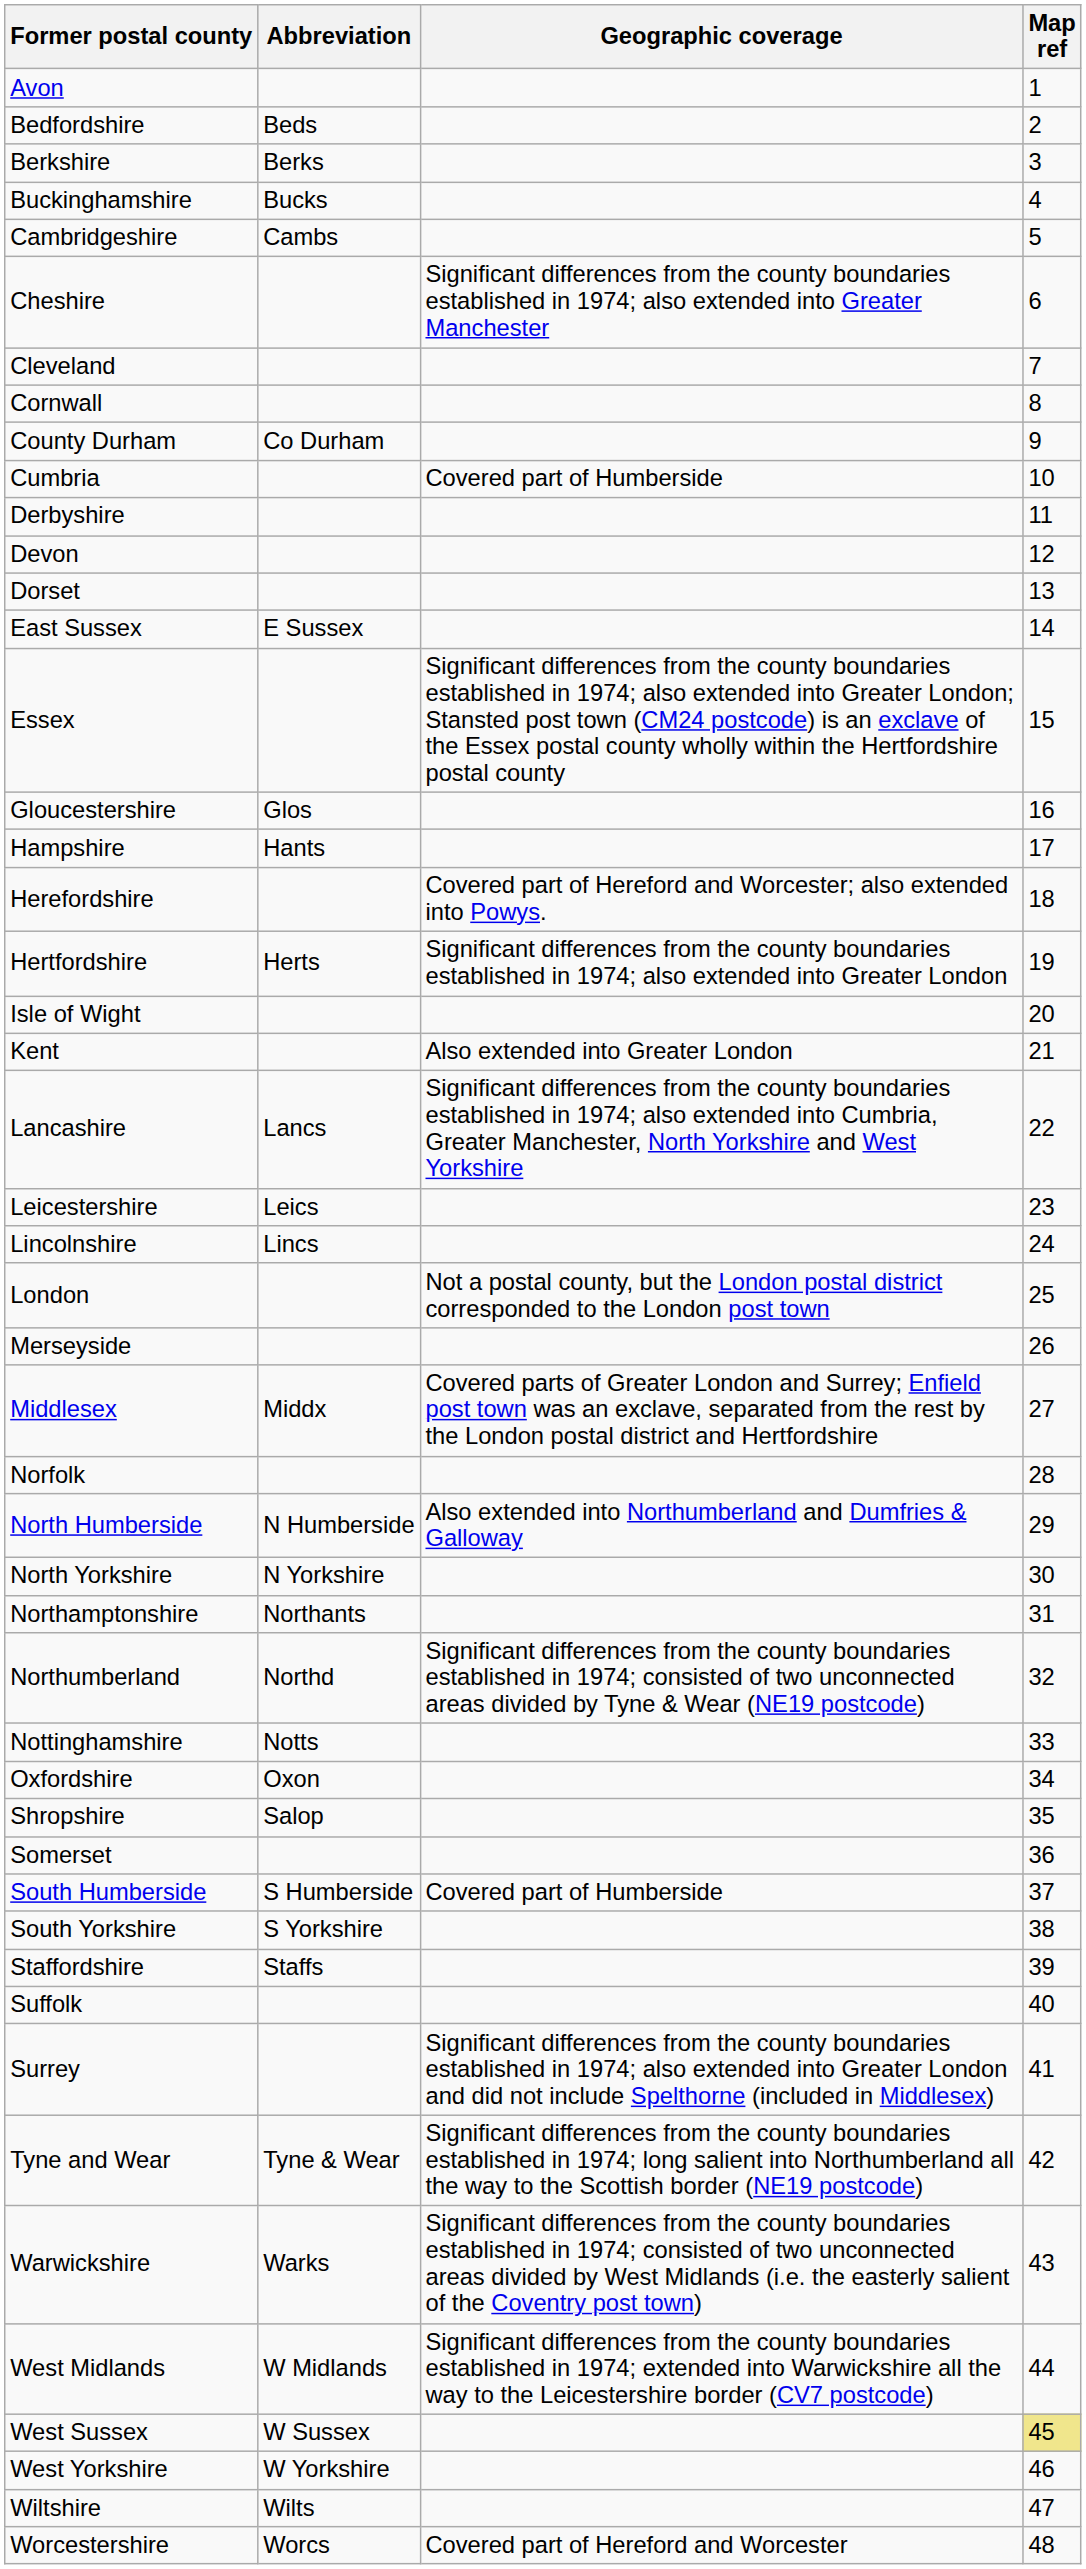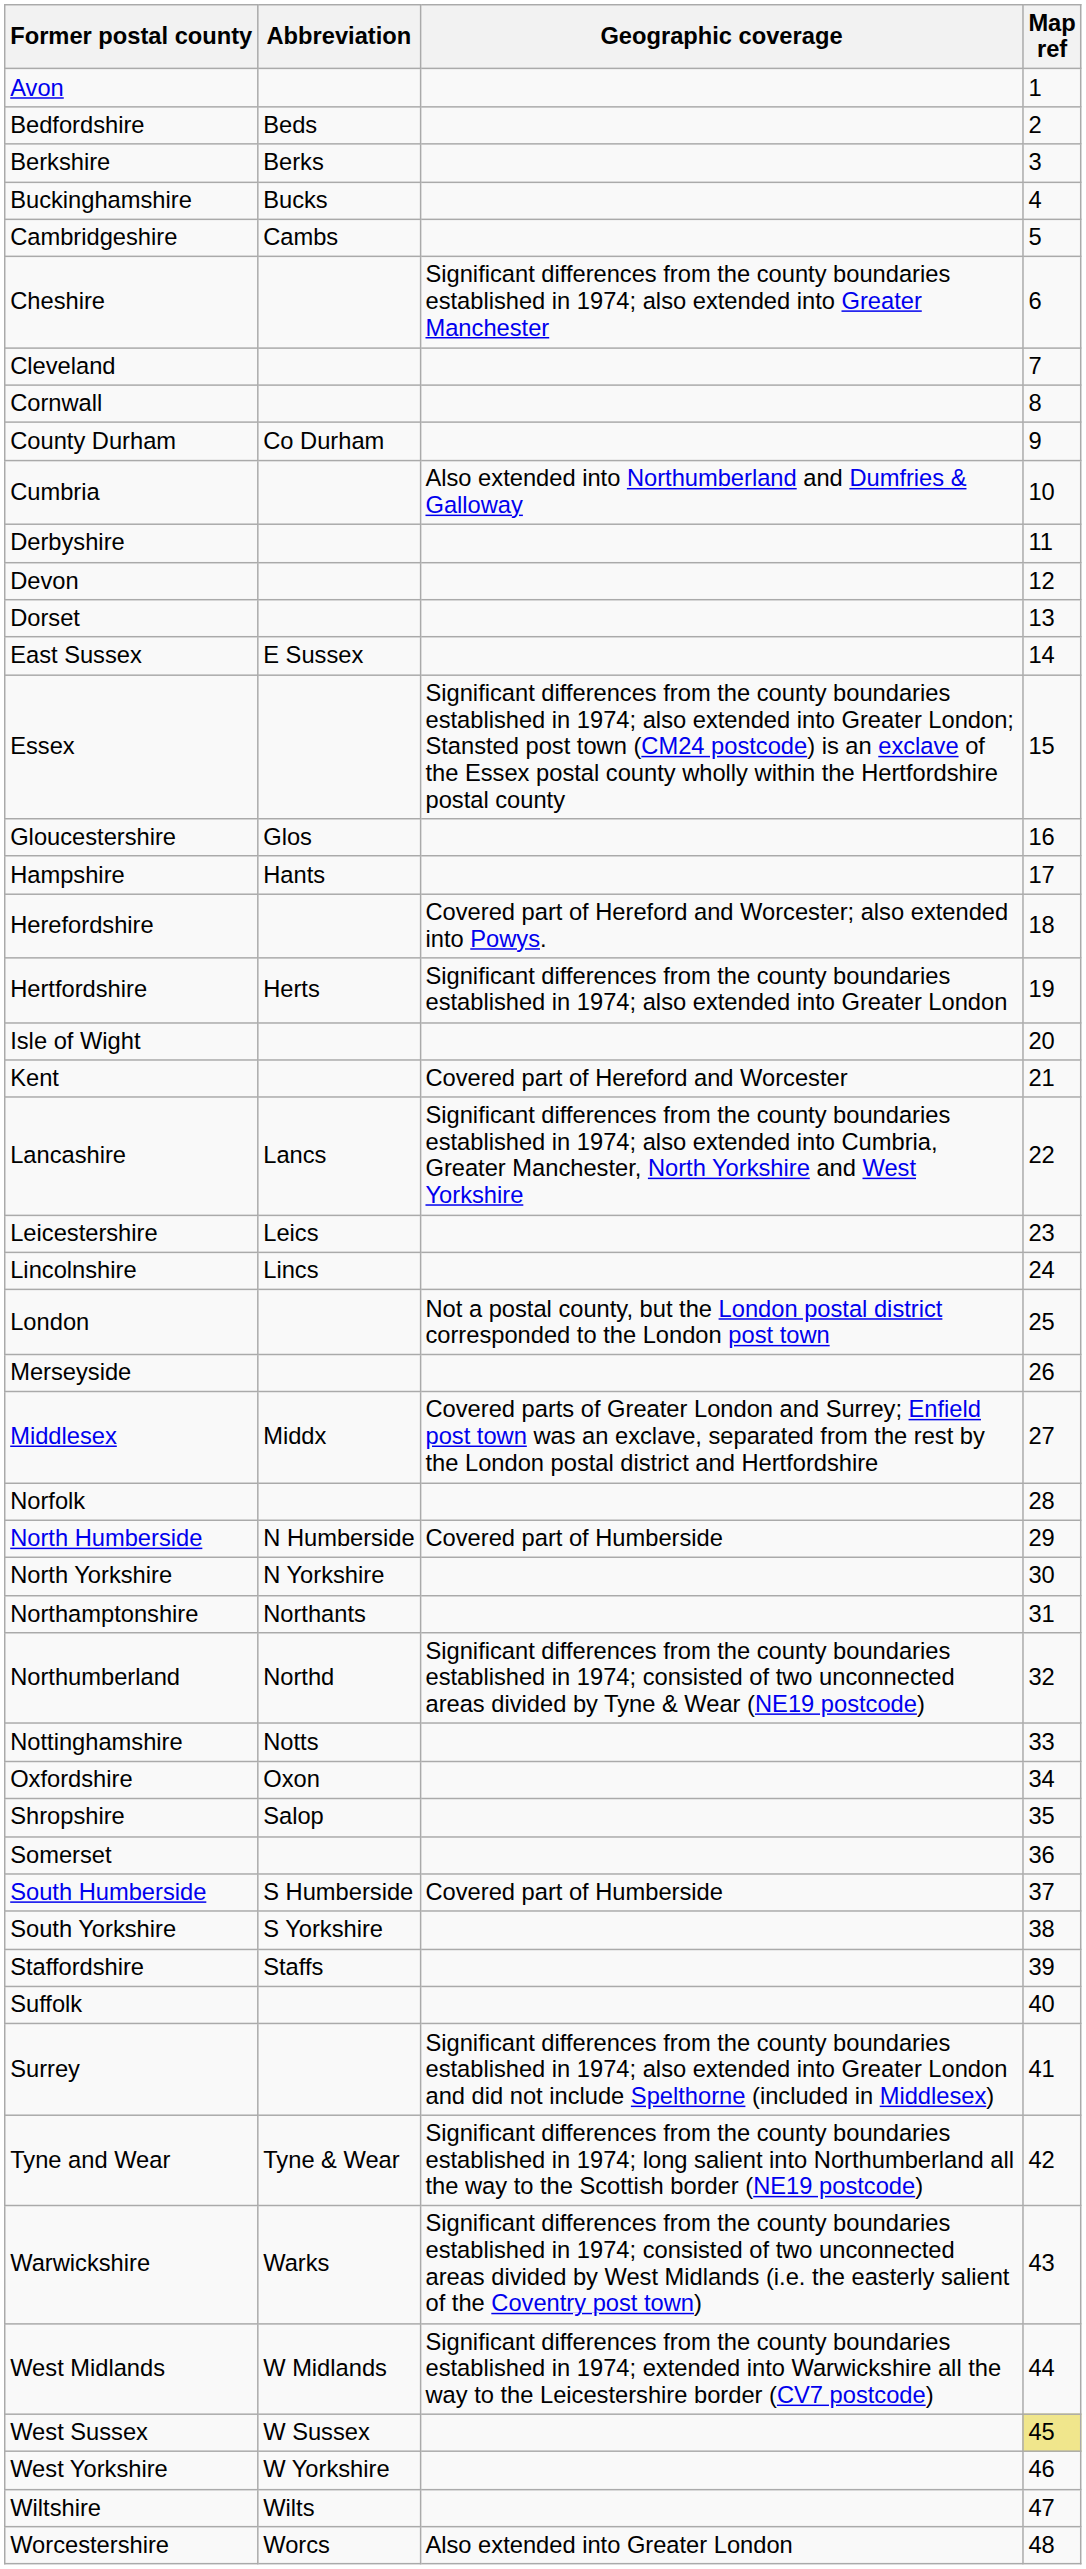(574, 478) Covered part of Humberside -> (696, 492) Also extended into Northumberland and Dumfries & Galloway
(609, 1051) Also extended into Greater London -> (637, 1078) Covered part of Hereford and Worcester
(696, 1525) Also extended into Northumberland and Dumfries & Galloway -> (574, 1538) Covered part of Humberside
(637, 2545) Covered part of Hereford and Worcester -> (609, 2545) Also extended into Greater London
